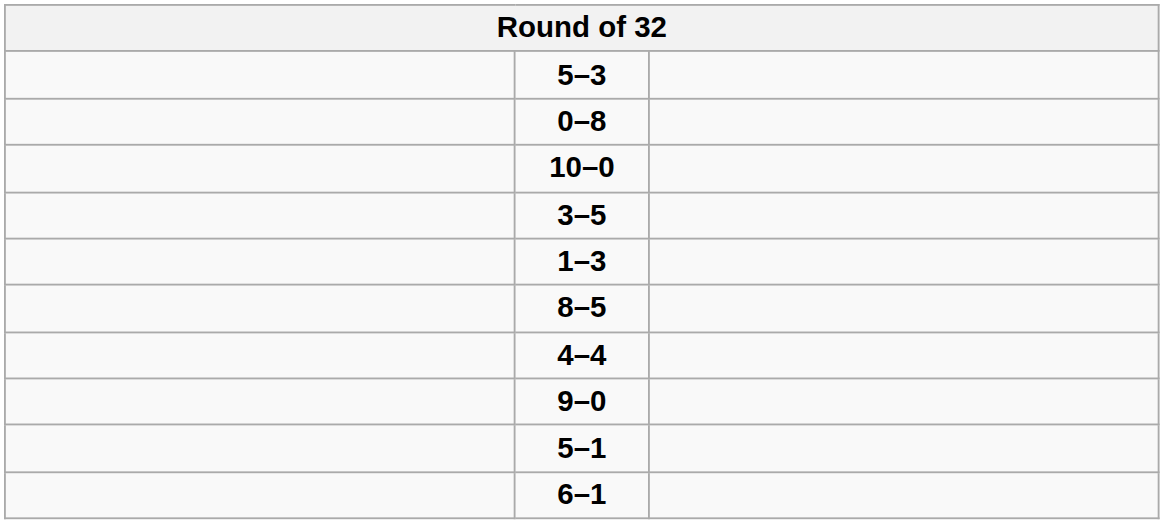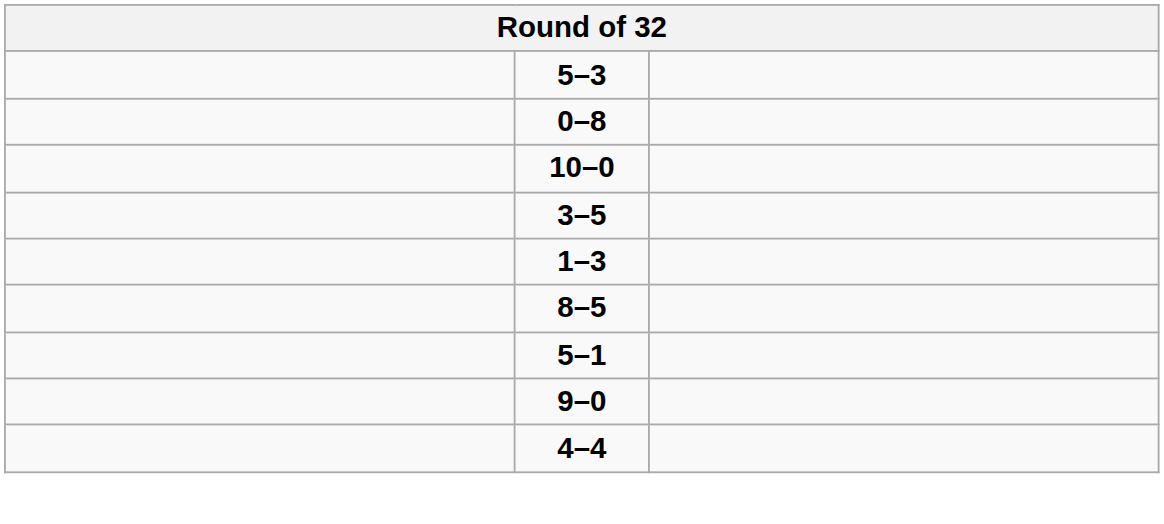rows swapped: (582, 354) <-> (582, 448)
- row: (582, 494)
